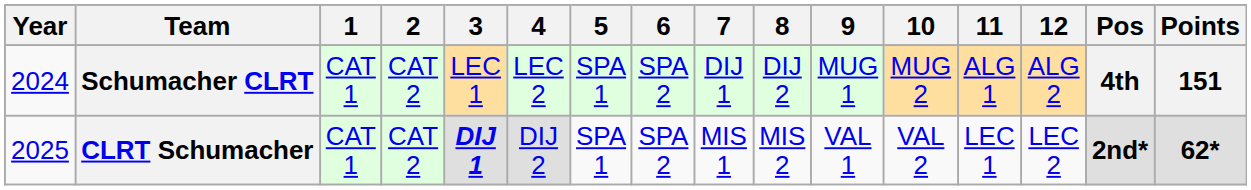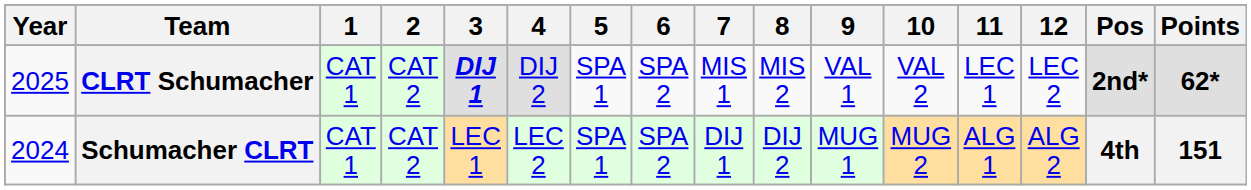rows swapped: (197, 80) <-> (197, 150)
